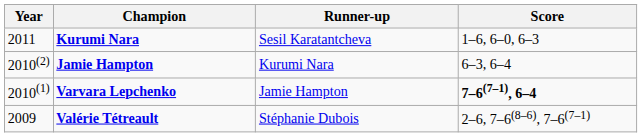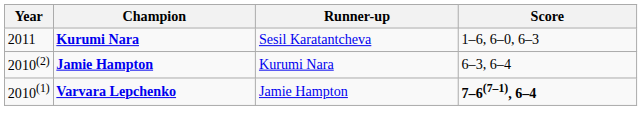- row: (107, 118)
